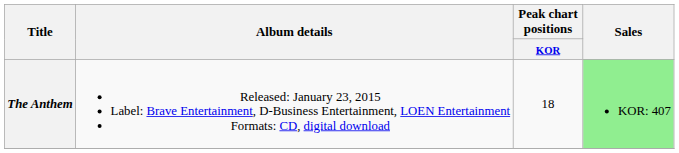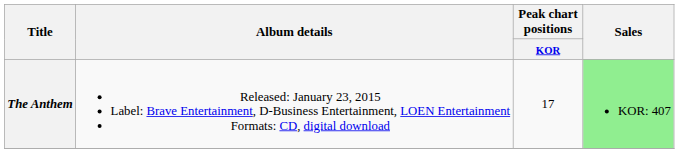(548, 104) 18 -> (548, 104) 17
